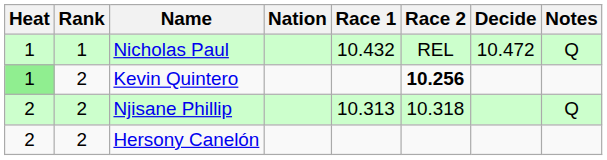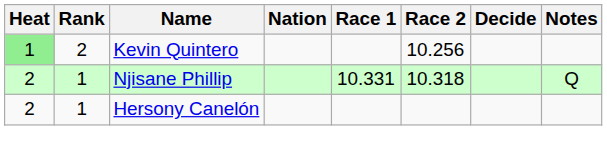- row: (171, 49)
(435, 79) bold -> (435, 49) normal
(82, 109) 2 -> (82, 79) 1
(366, 109) 10.313 -> (366, 79) 10.331
(82, 139) 2 -> (82, 109) 1
